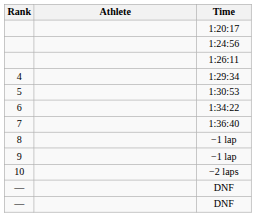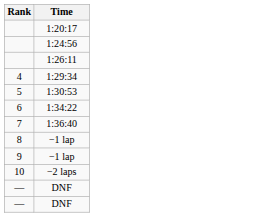- column: (115, 12)
